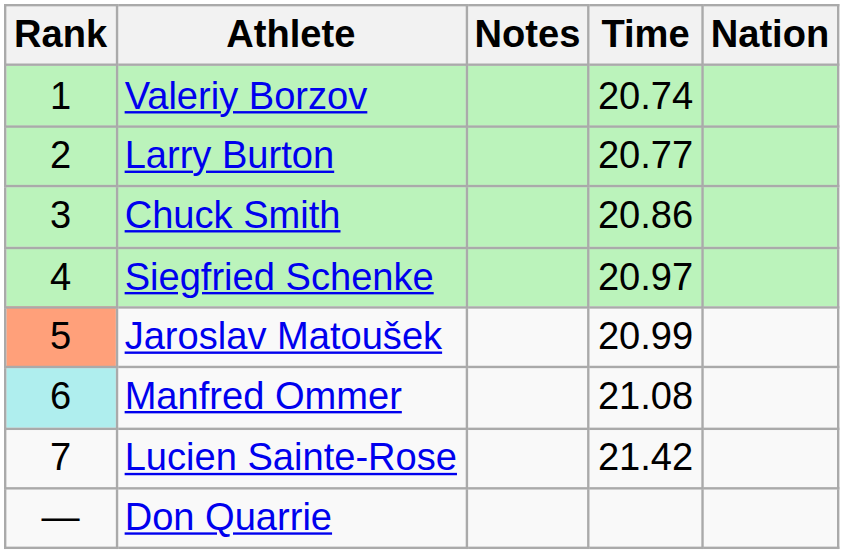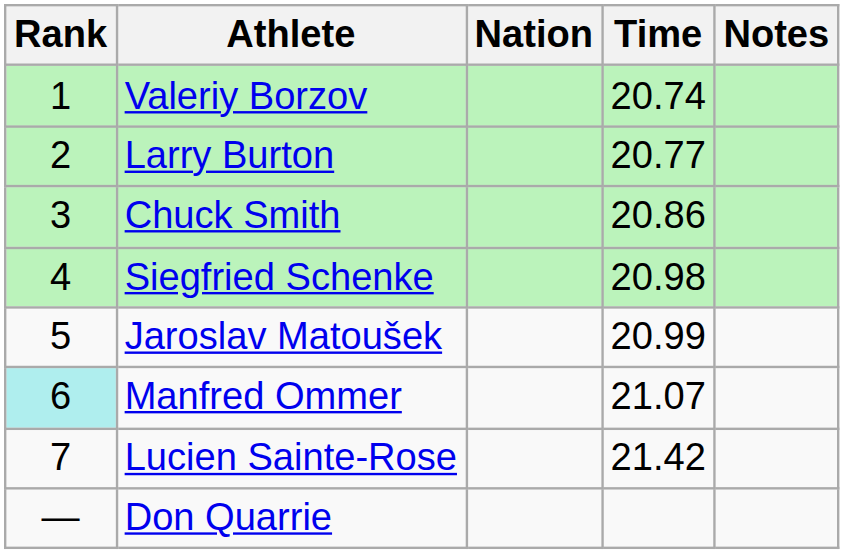columns swapped: (770, 34) <-> (527, 34)
(646, 276) 20.97 -> (658, 276) 20.98
(61, 336) lightsalmon background -> (61, 336) no background
(646, 397) 21.08 -> (658, 397) 21.07
